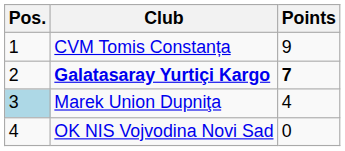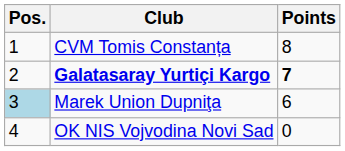(287, 46) 9 -> (287, 46) 8
(287, 103) 4 -> (287, 103) 6
